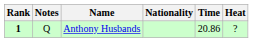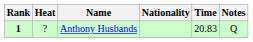columns swapped: (235, 12) <-> (47, 12)
(209, 29) 20.86 -> (206, 29) 20.83
